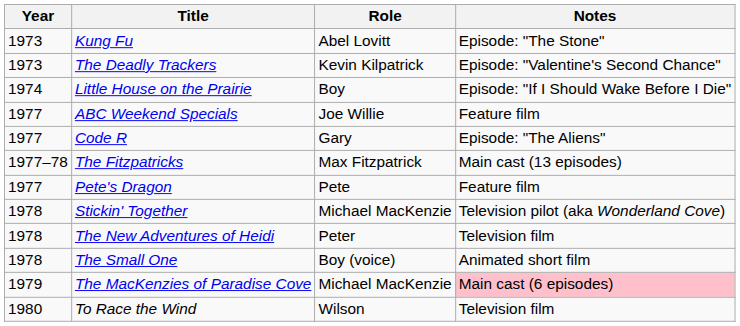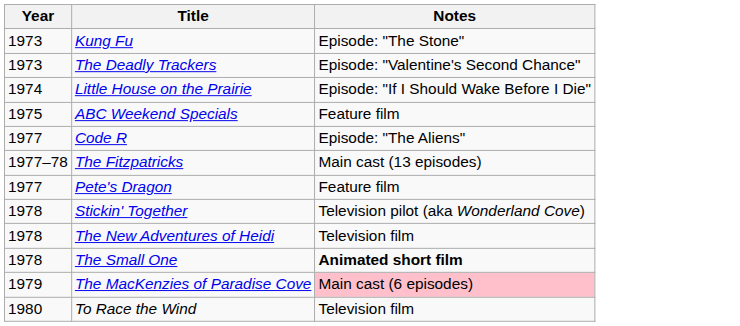- column: (385, 16)
(25, 114) 1977 -> (25, 114) 1975
(524, 260) normal -> (391, 260) bold
